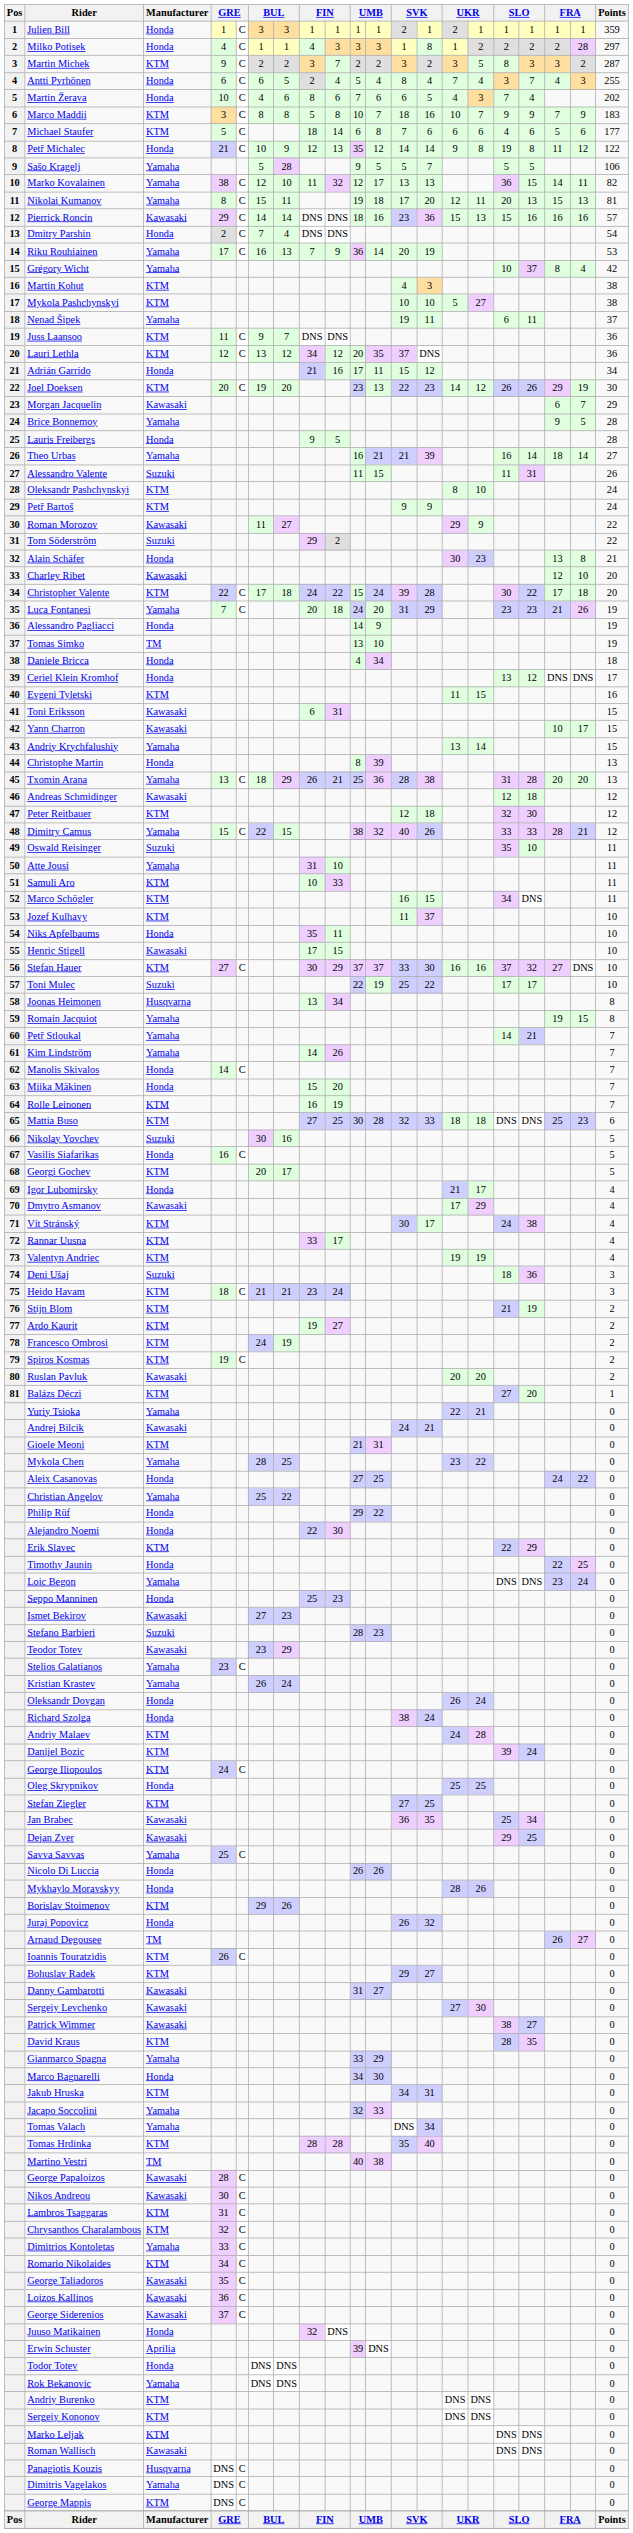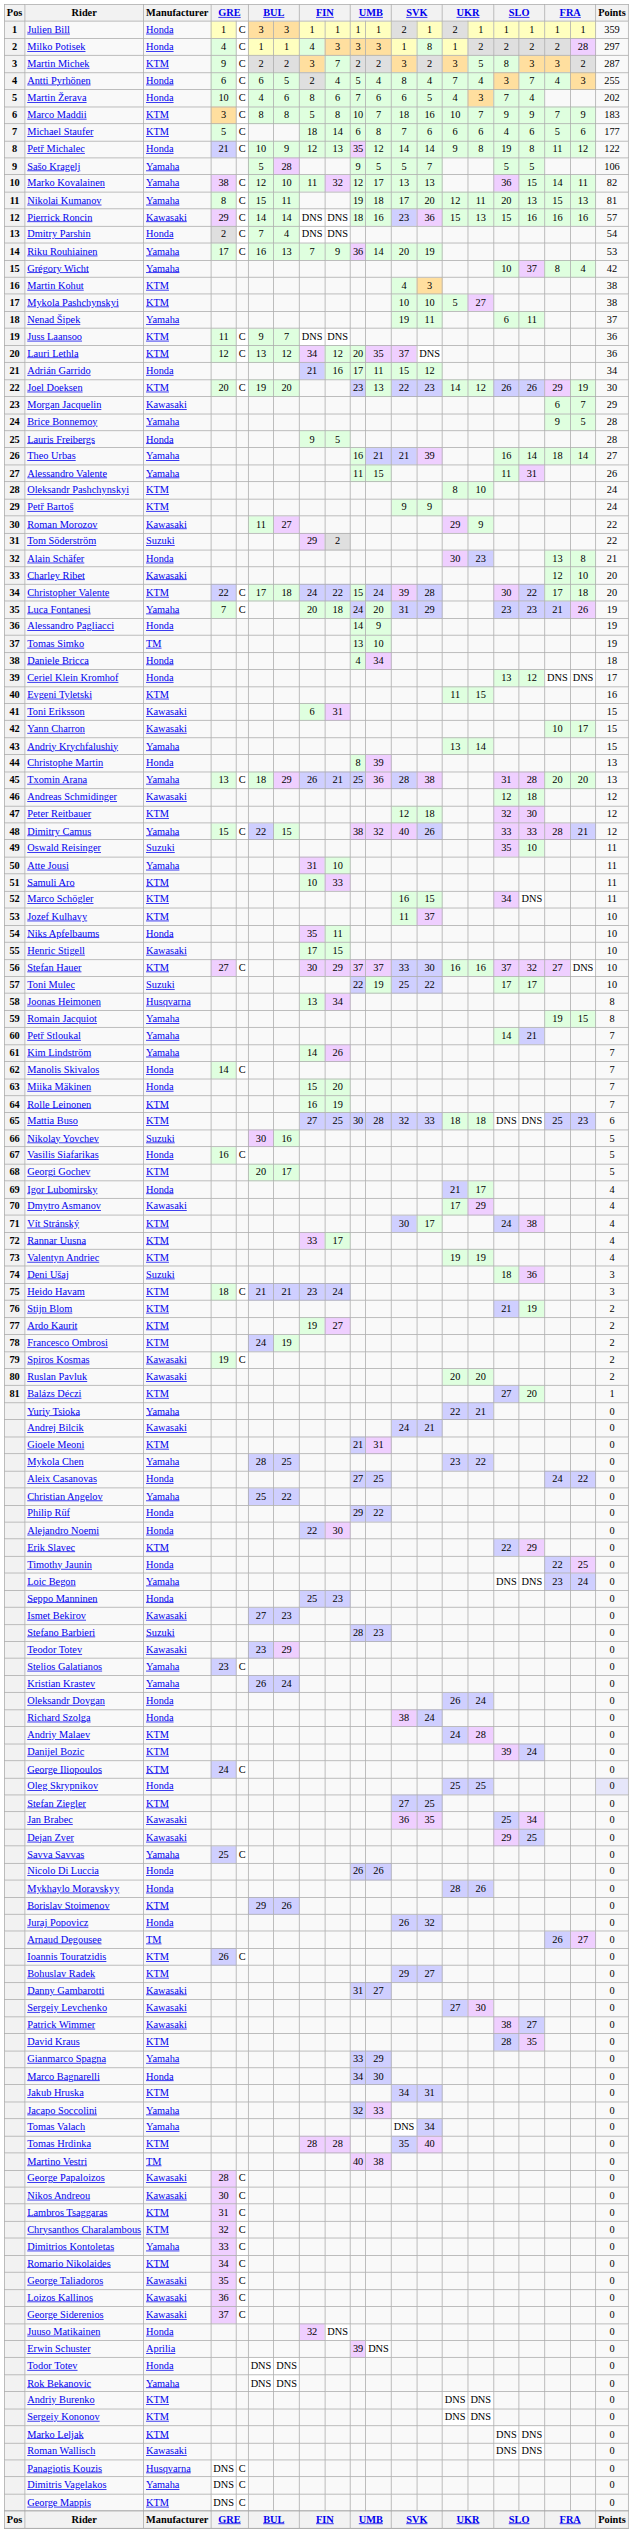(160, 473) Suzuki -> (163, 473) Yamaha
(158, 1359) KTM -> (166, 1359) Kawasaki
(612, 1786) no background -> (612, 1786) lavender background
